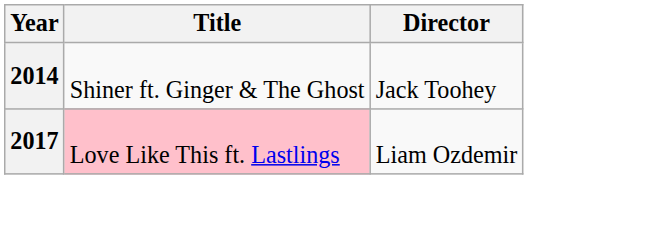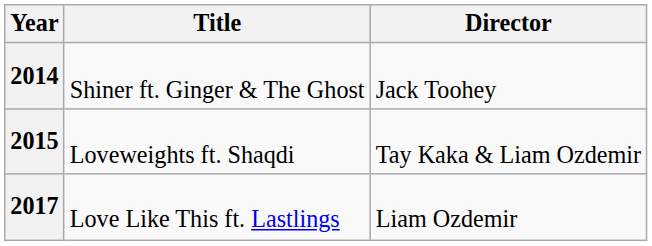+ row: (34, 141)
(205, 154) pink background -> (205, 220) no background
